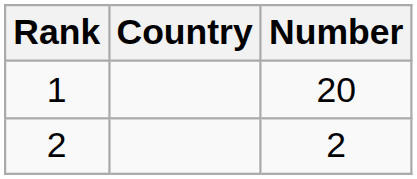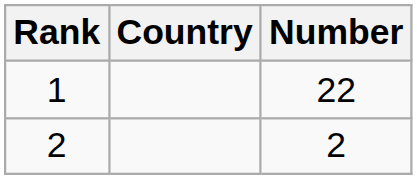(336, 88) 20 -> (336, 88) 22
